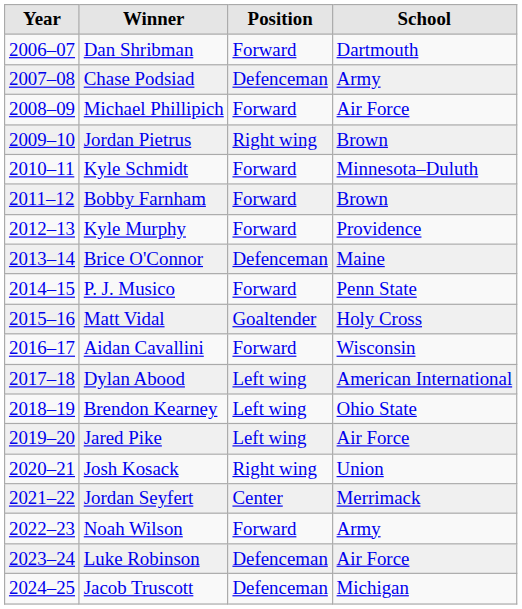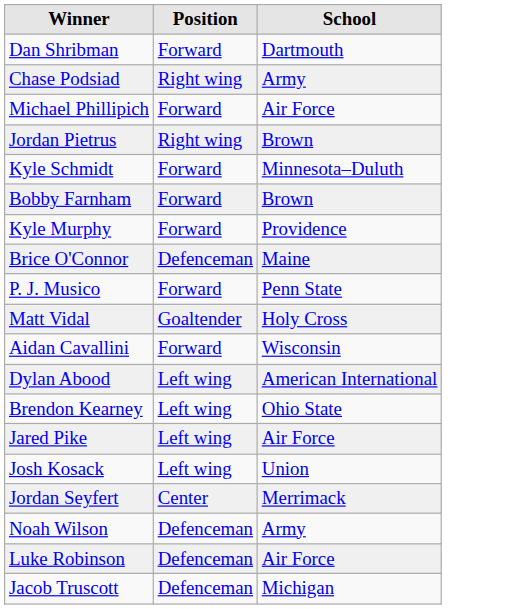- column: (42, 19)
(280, 79) Defenceman -> (200, 79) Right wing
(275, 468) Right wing -> (195, 468) Left wing
(264, 528) Forward -> (205, 528) Defenceman
